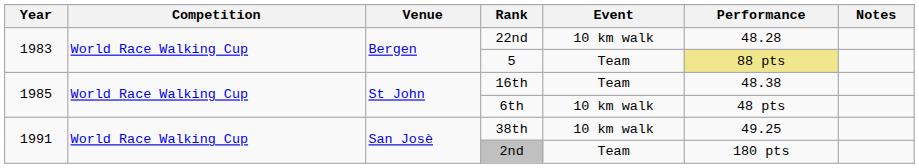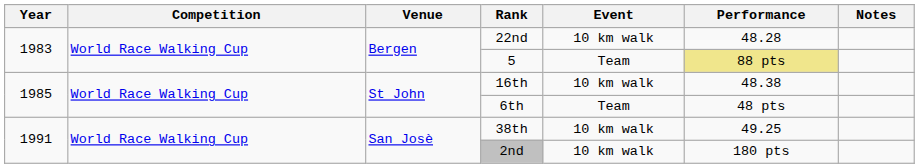(614, 83) Team -> (614, 83) 10 km walk
(614, 106) 10 km walk -> (614, 106) Team
(614, 151) Team -> (614, 151) 10 km walk
